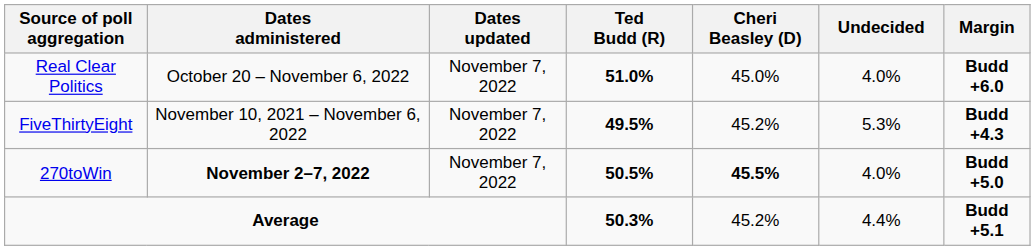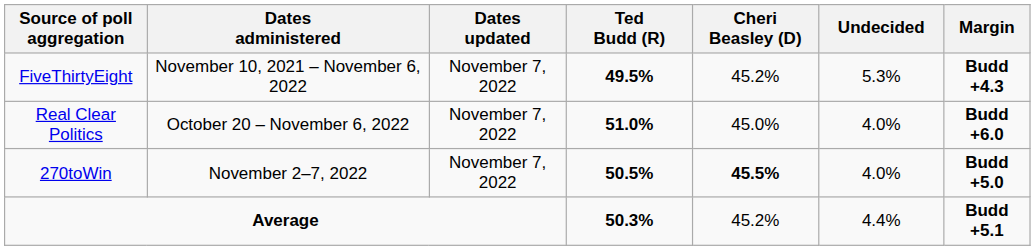rows swapped: (76, 77) <-> (76, 125)
(288, 173) bold -> (288, 173) normal
